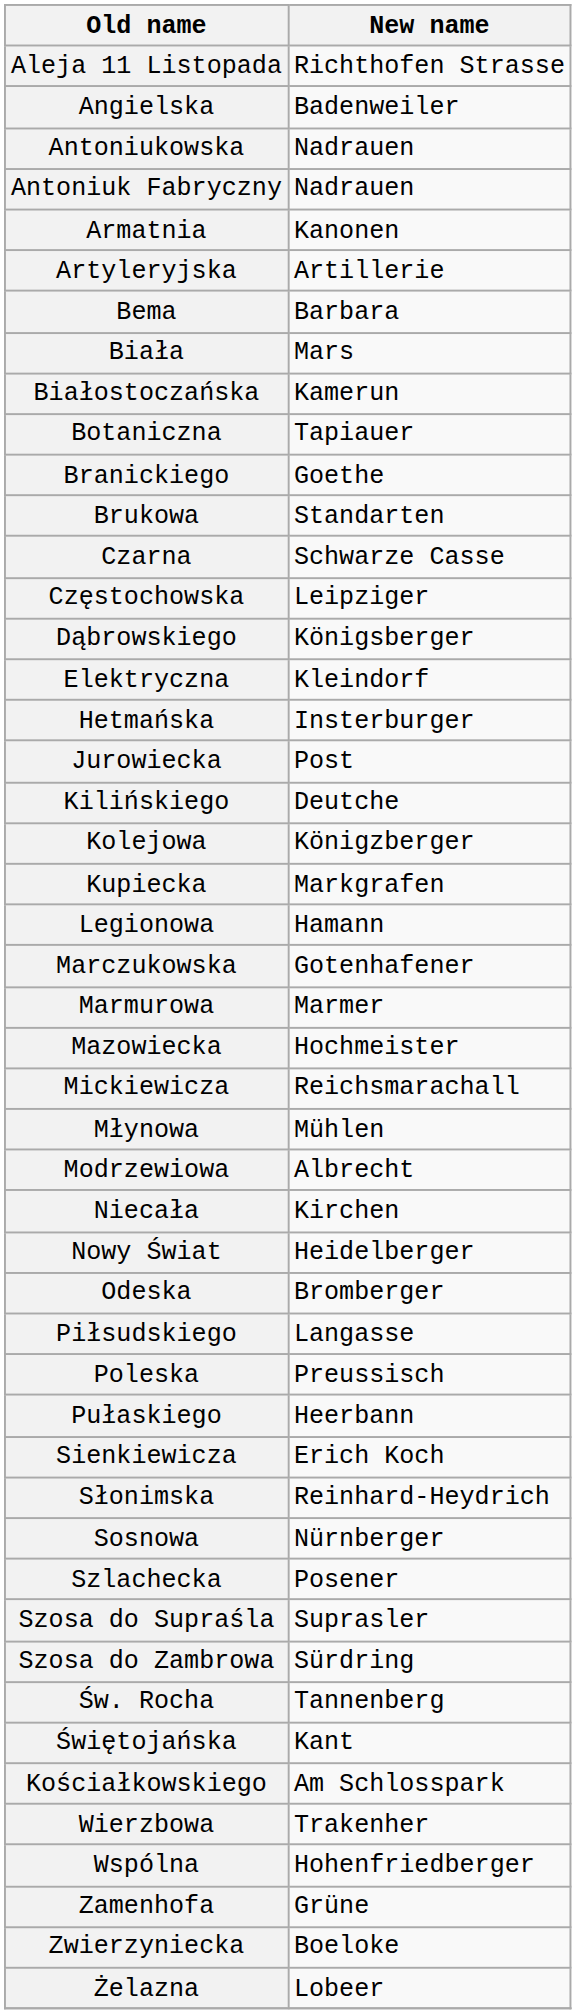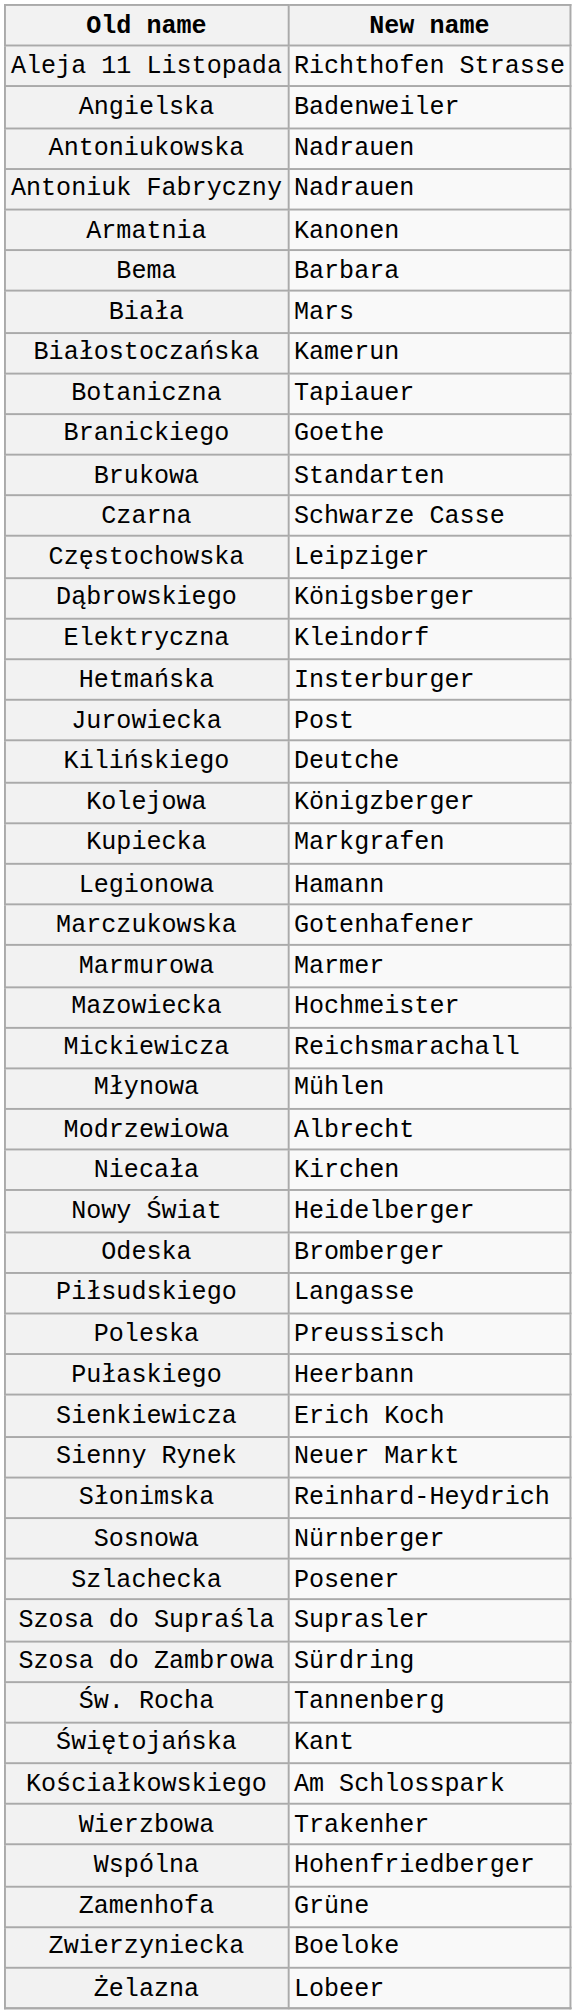- row: (146, 271)
+ row: (146, 1457)
